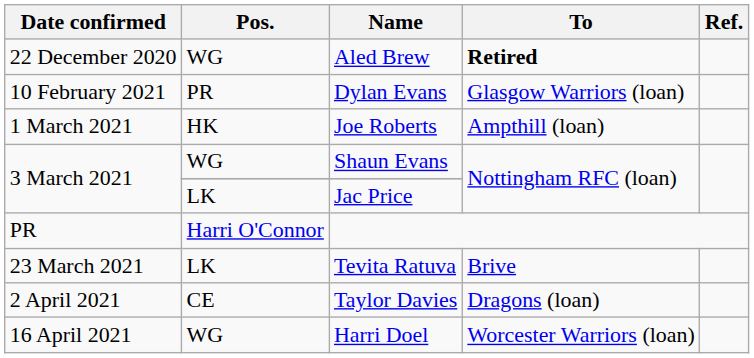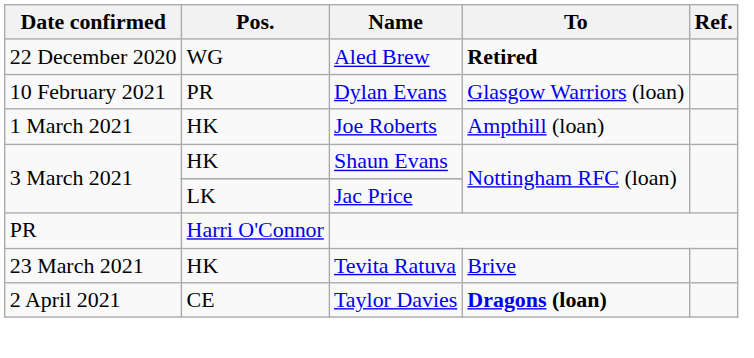(205, 160) WG -> (202, 160) HK
(201, 265) LK -> (202, 265) HK
(533, 299) normal -> (537, 299) bold
- row: (71, 334)
